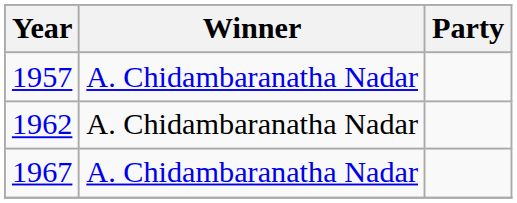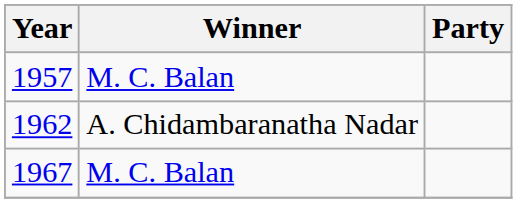(252, 76) A. Chidambaranatha Nadar -> (160, 76) M. C. Balan
(252, 172) A. Chidambaranatha Nadar -> (160, 172) M. C. Balan
